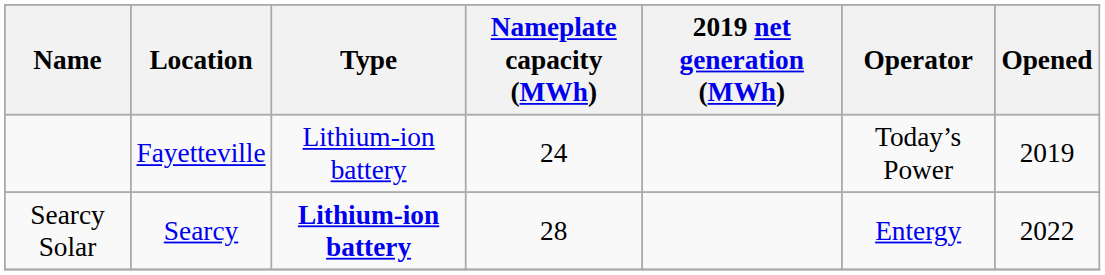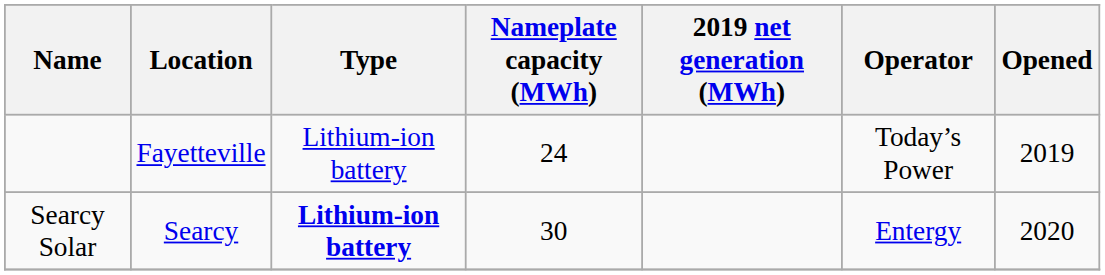(554, 230) 28 -> (554, 230) 30
(1047, 230) 2022 -> (1047, 230) 2020
